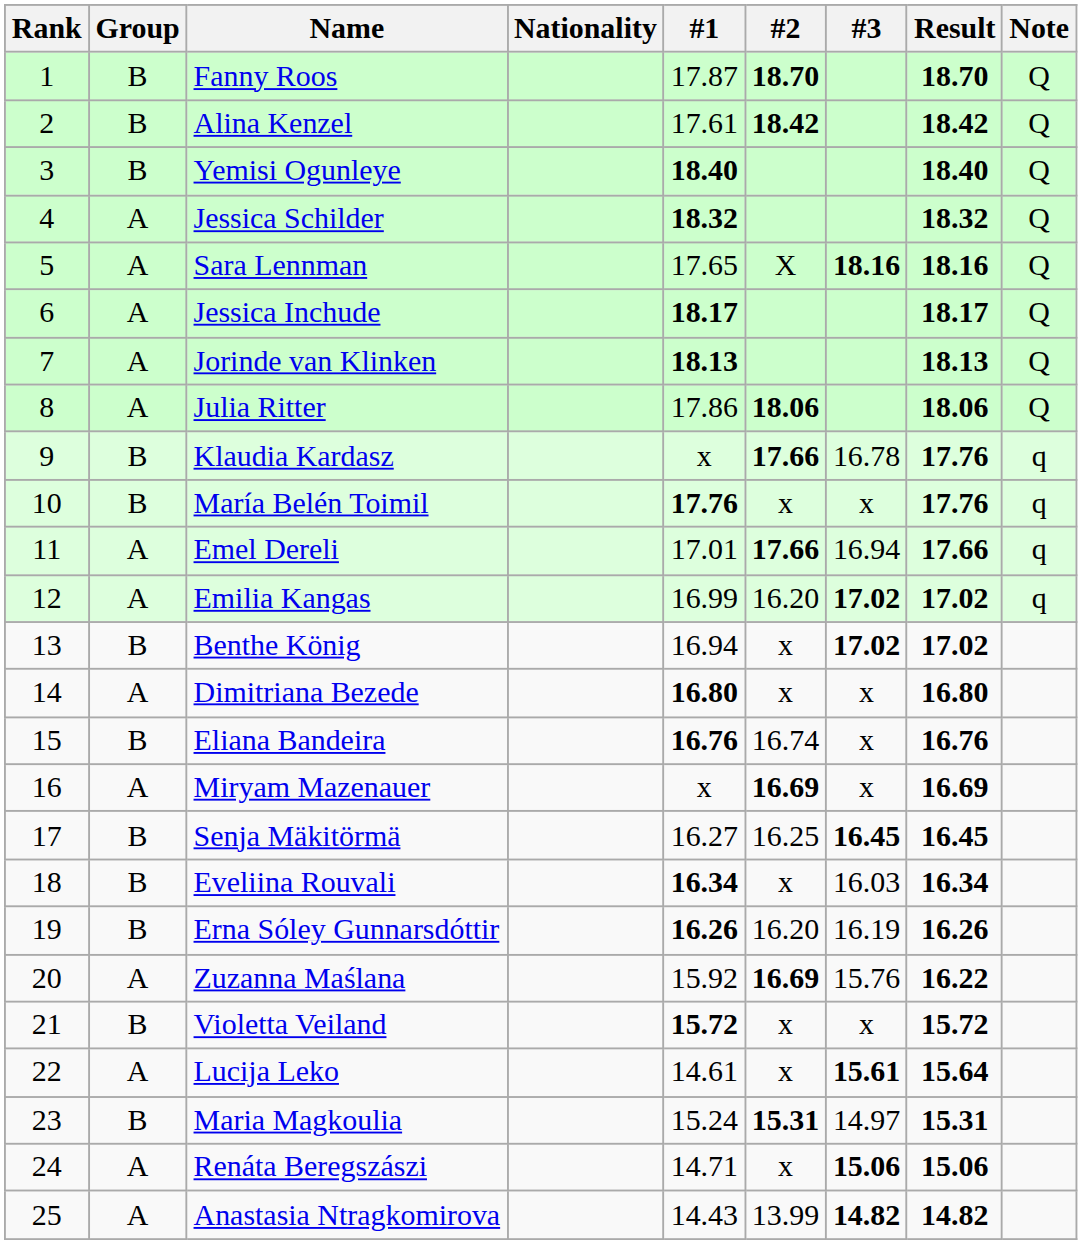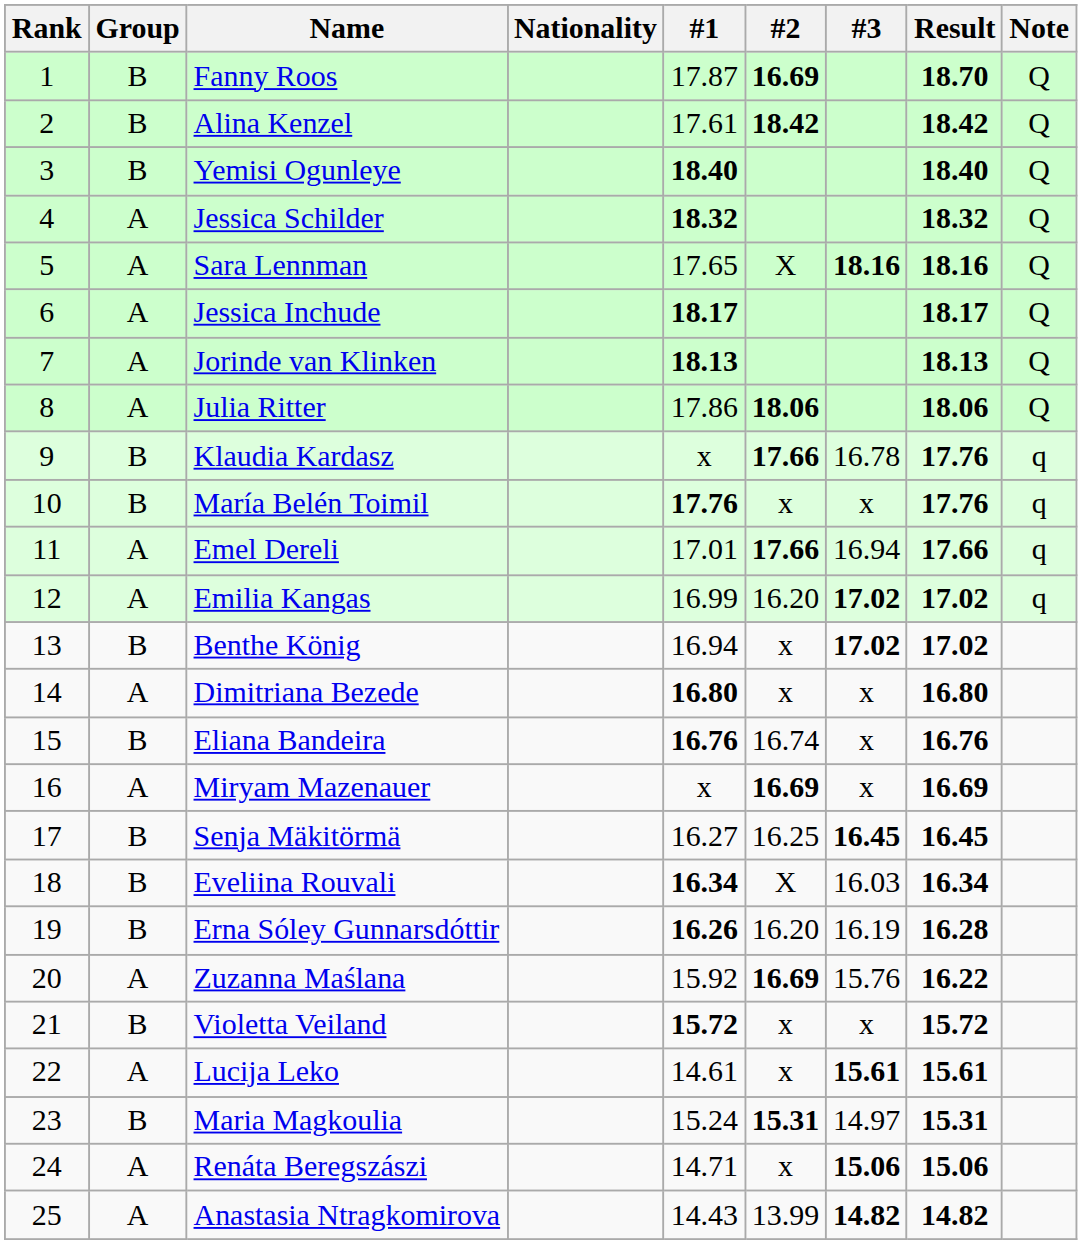(785, 75) 18.70 -> (785, 75) 16.69
(785, 882) x -> (785, 882) X
(955, 929) 16.26 -> (955, 929) 16.28
(955, 1072) 15.64 -> (955, 1072) 15.61
